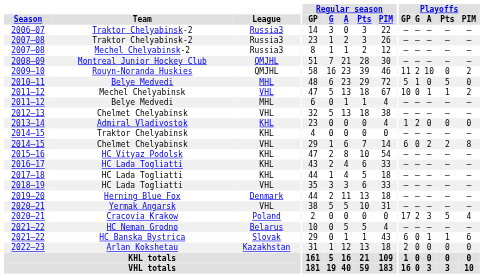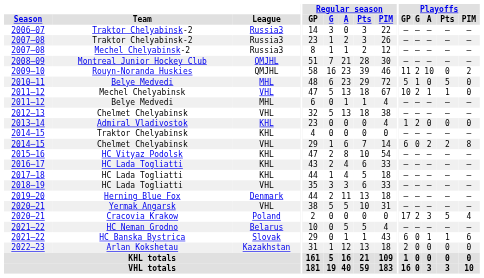(418, 92) 0 -> (418, 92) 2
(469, 92) 2 -> (469, 92) 0
